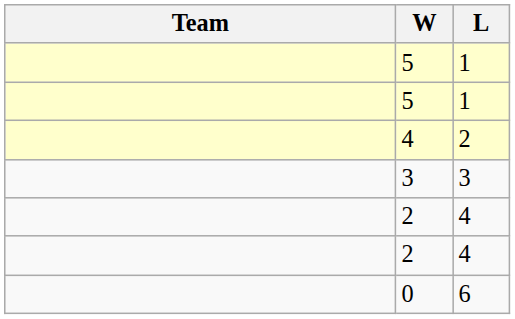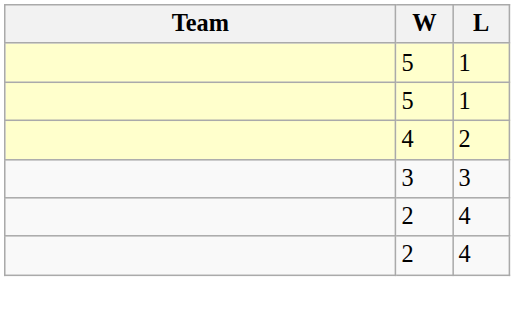- row: (408, 293)
